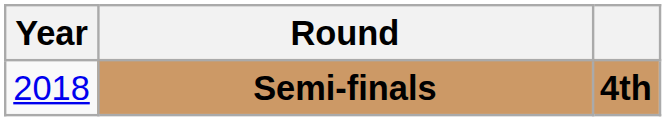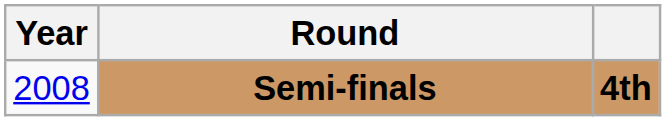(52, 87) 2018 -> (52, 87) 2008
